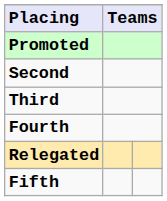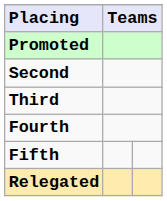rows swapped: (34, 182) <-> (54, 155)
